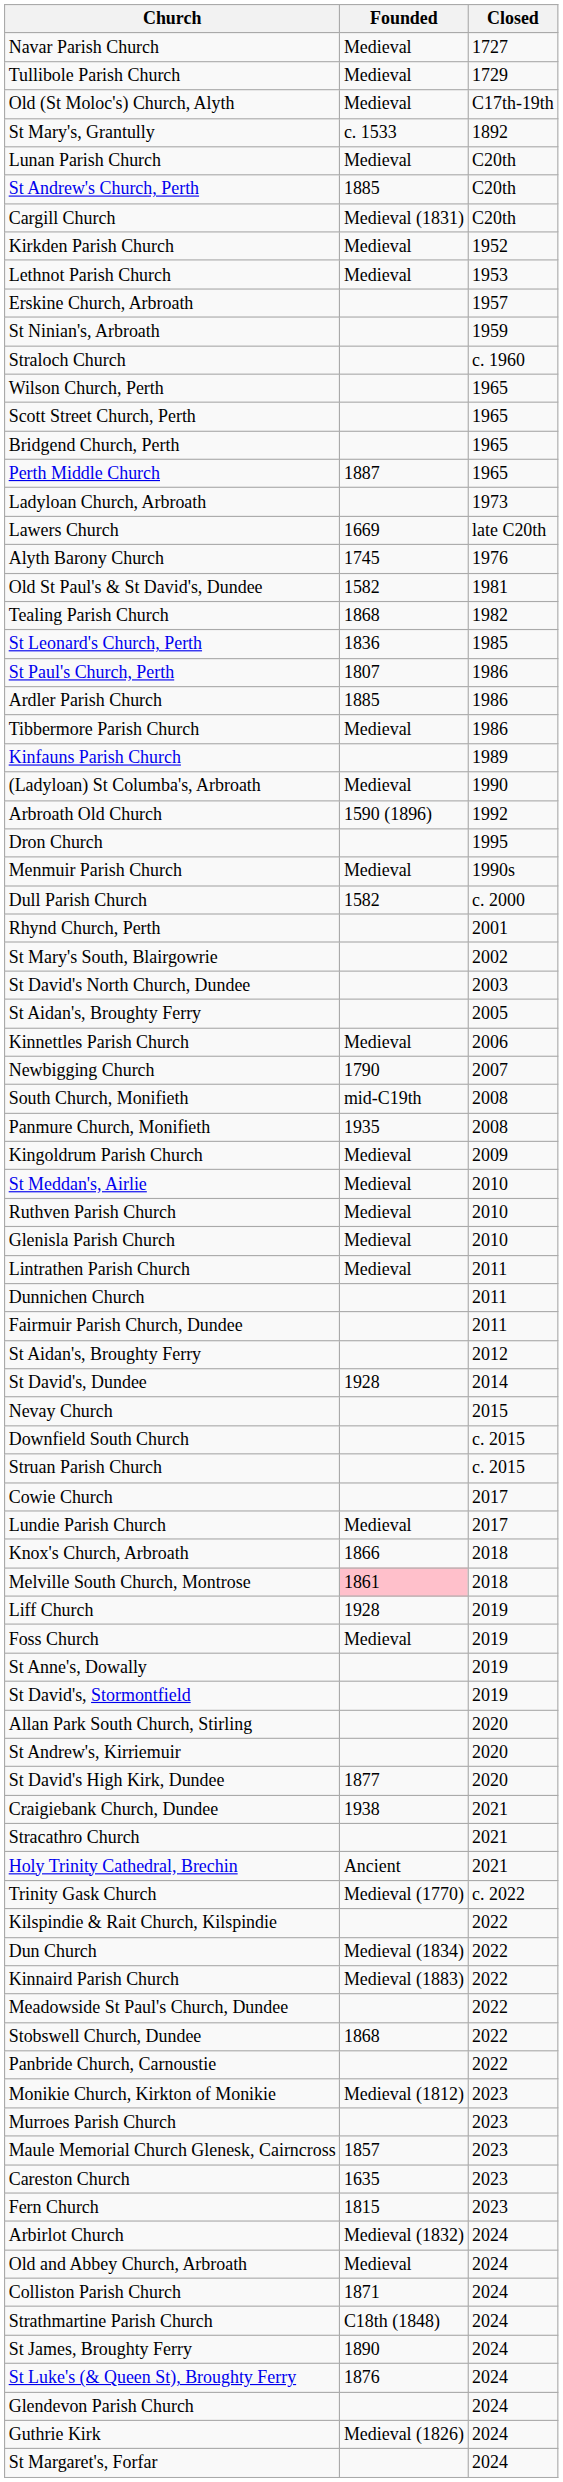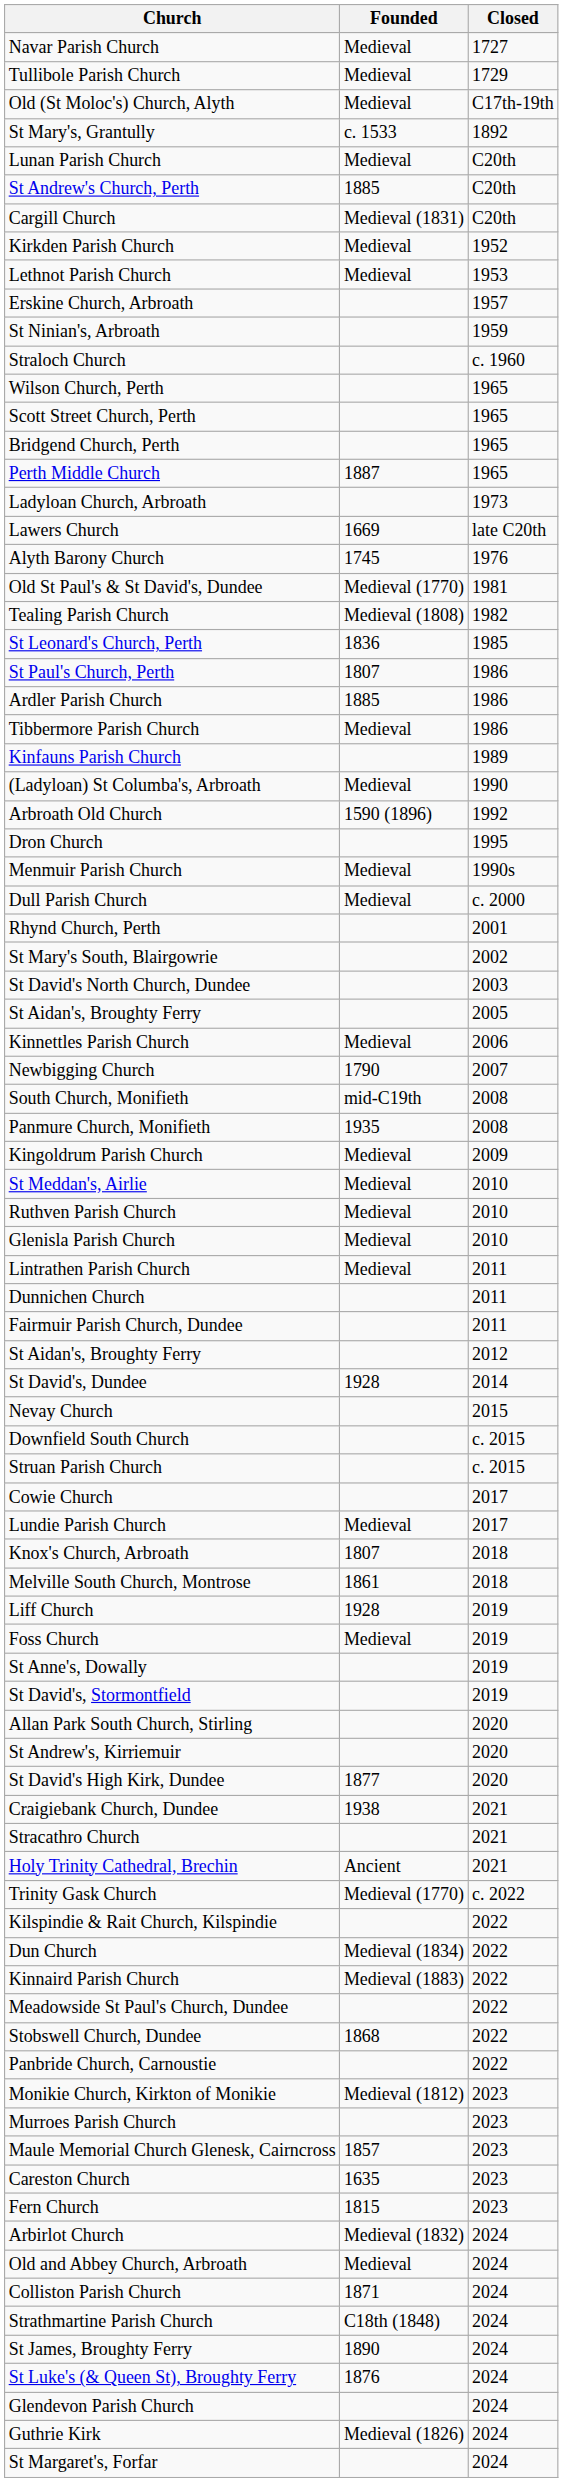(362, 587) 1582 -> (404, 587) Medieval (1770)
(362, 615) 1868 -> (404, 615) Medieval (1808)
(362, 899) 1582 -> (378, 899) Medieval
(362, 1553) 1866 -> (362, 1553) 1807
(362, 1581) pink background -> (362, 1581) no background
